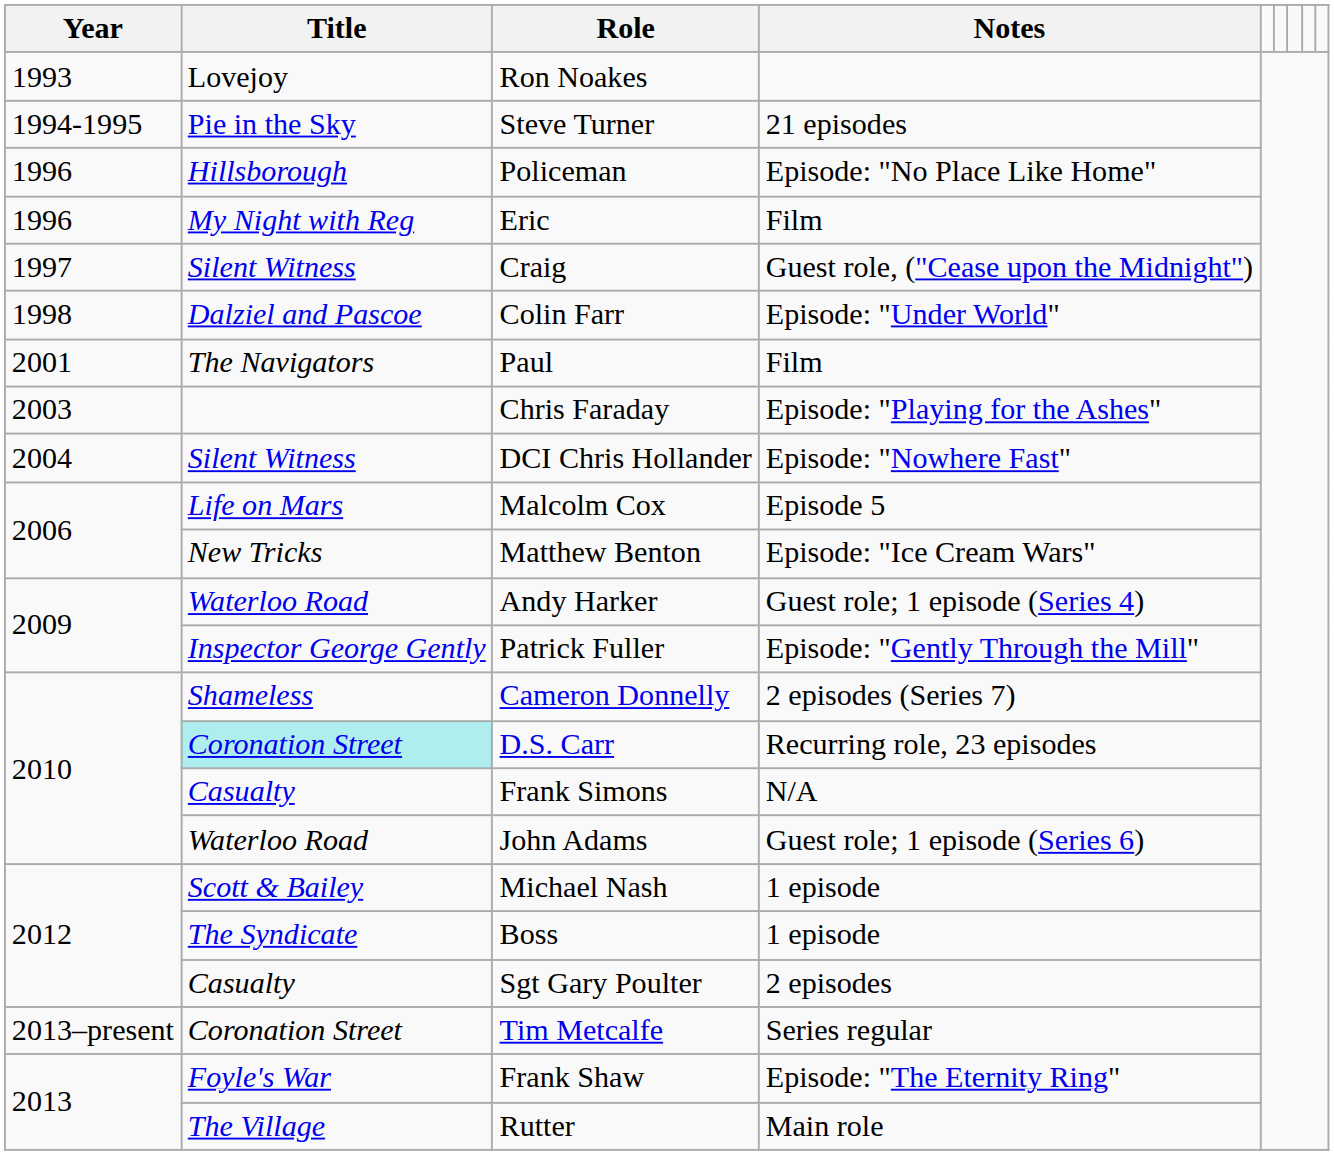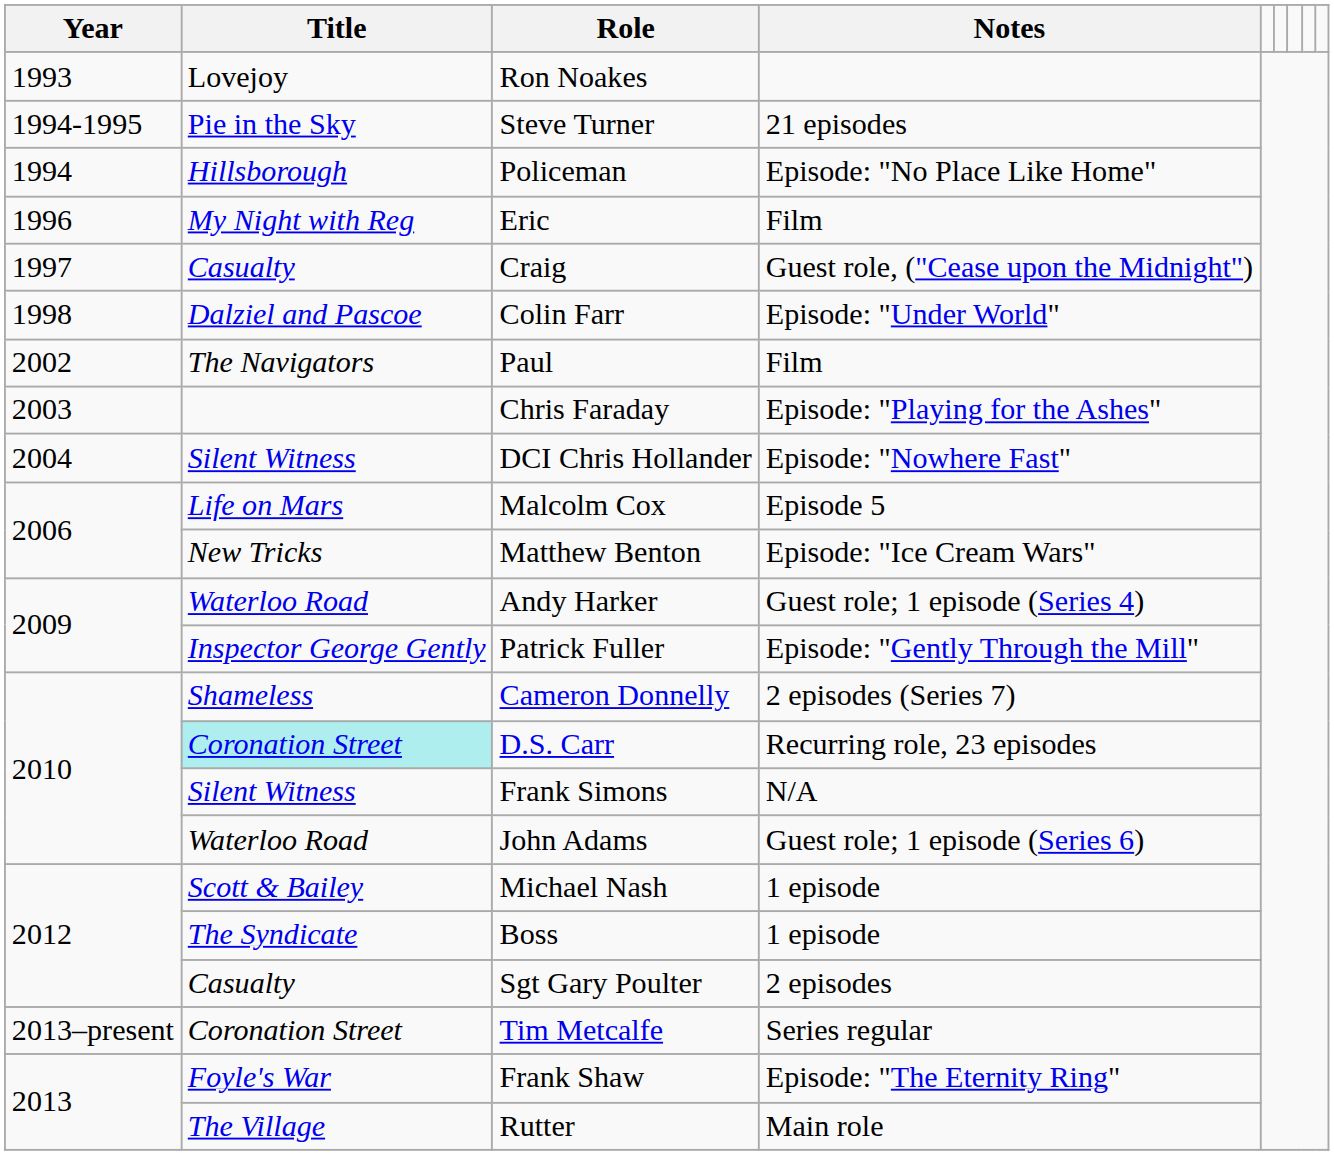(42, 171) 1996 -> (42, 171) 1994
(272, 266) Silent Witness -> (241, 266) Casualty
(42, 362) 2001 -> (42, 362) 2002
(241, 791) Casualty -> (272, 791) Silent Witness
